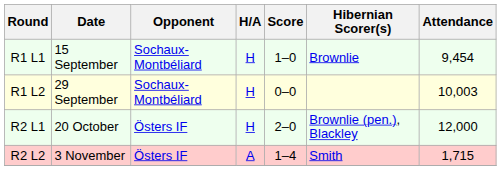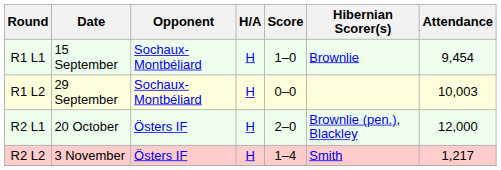(250, 155) A -> (250, 155) H
(458, 155) 1,715 -> (458, 155) 1,217
